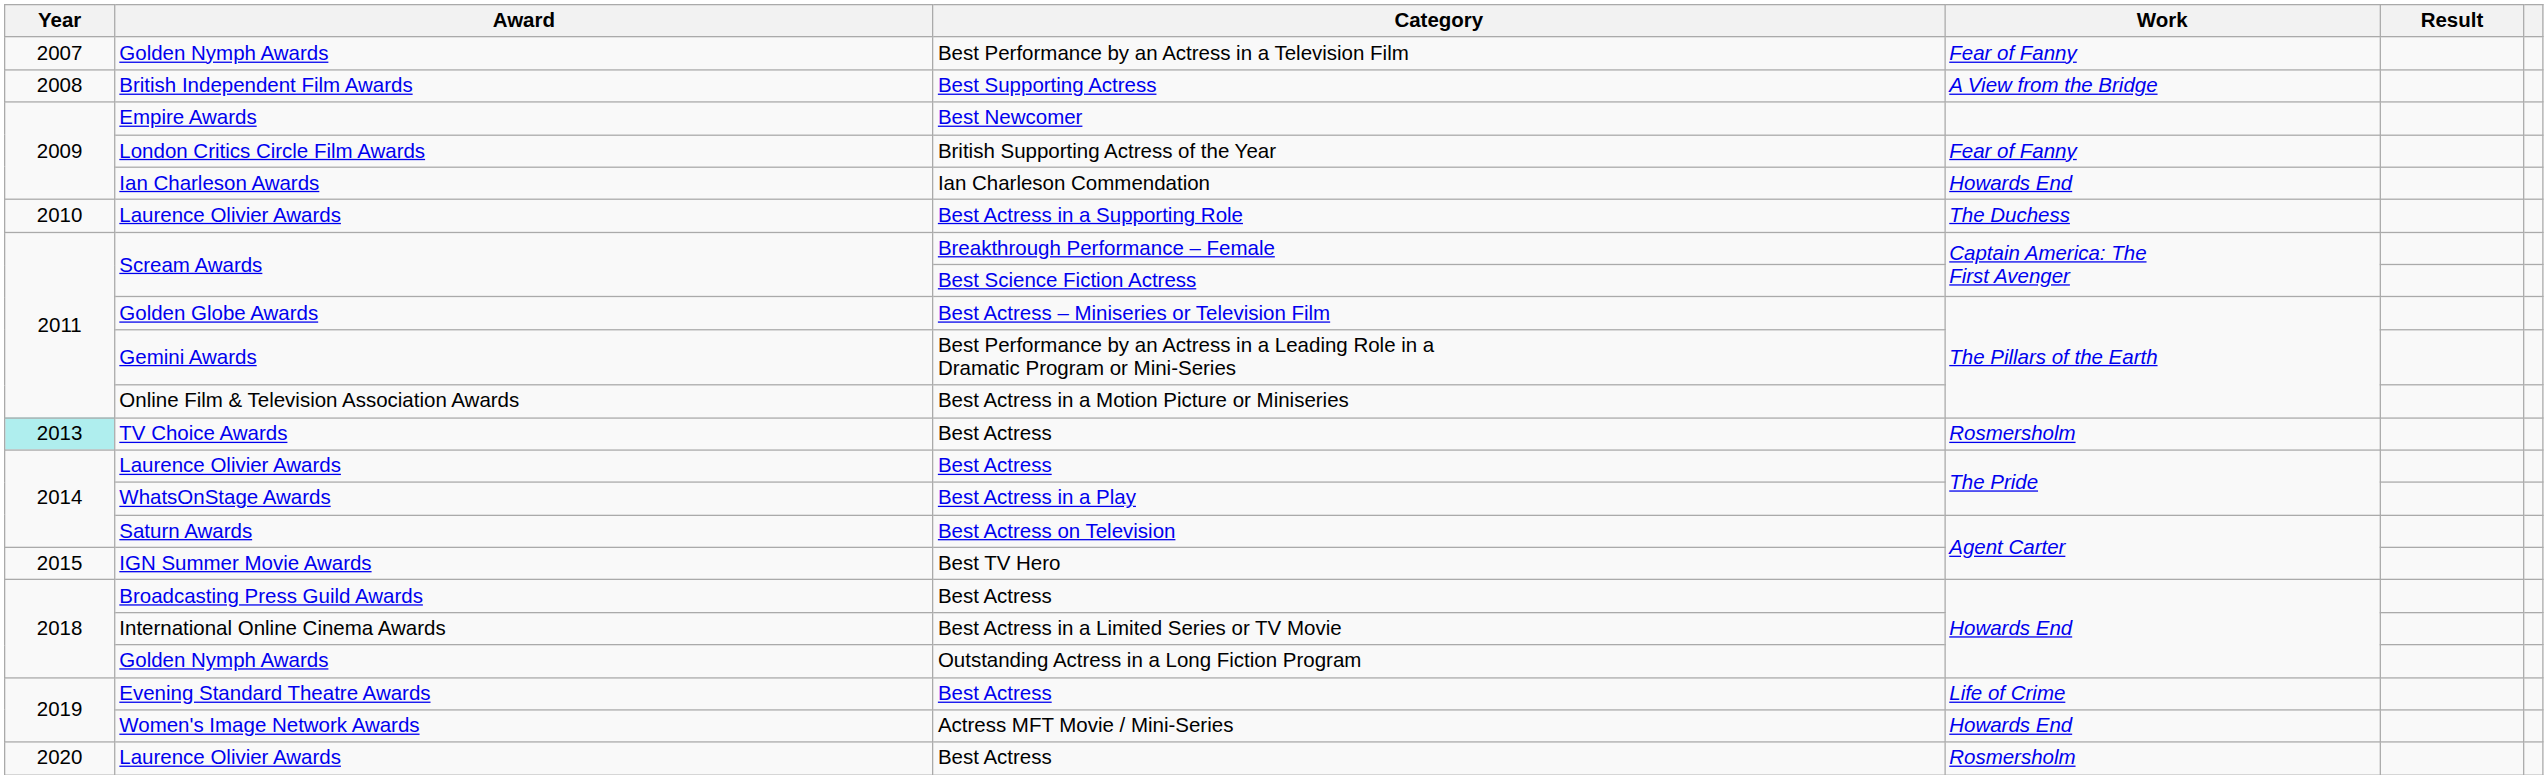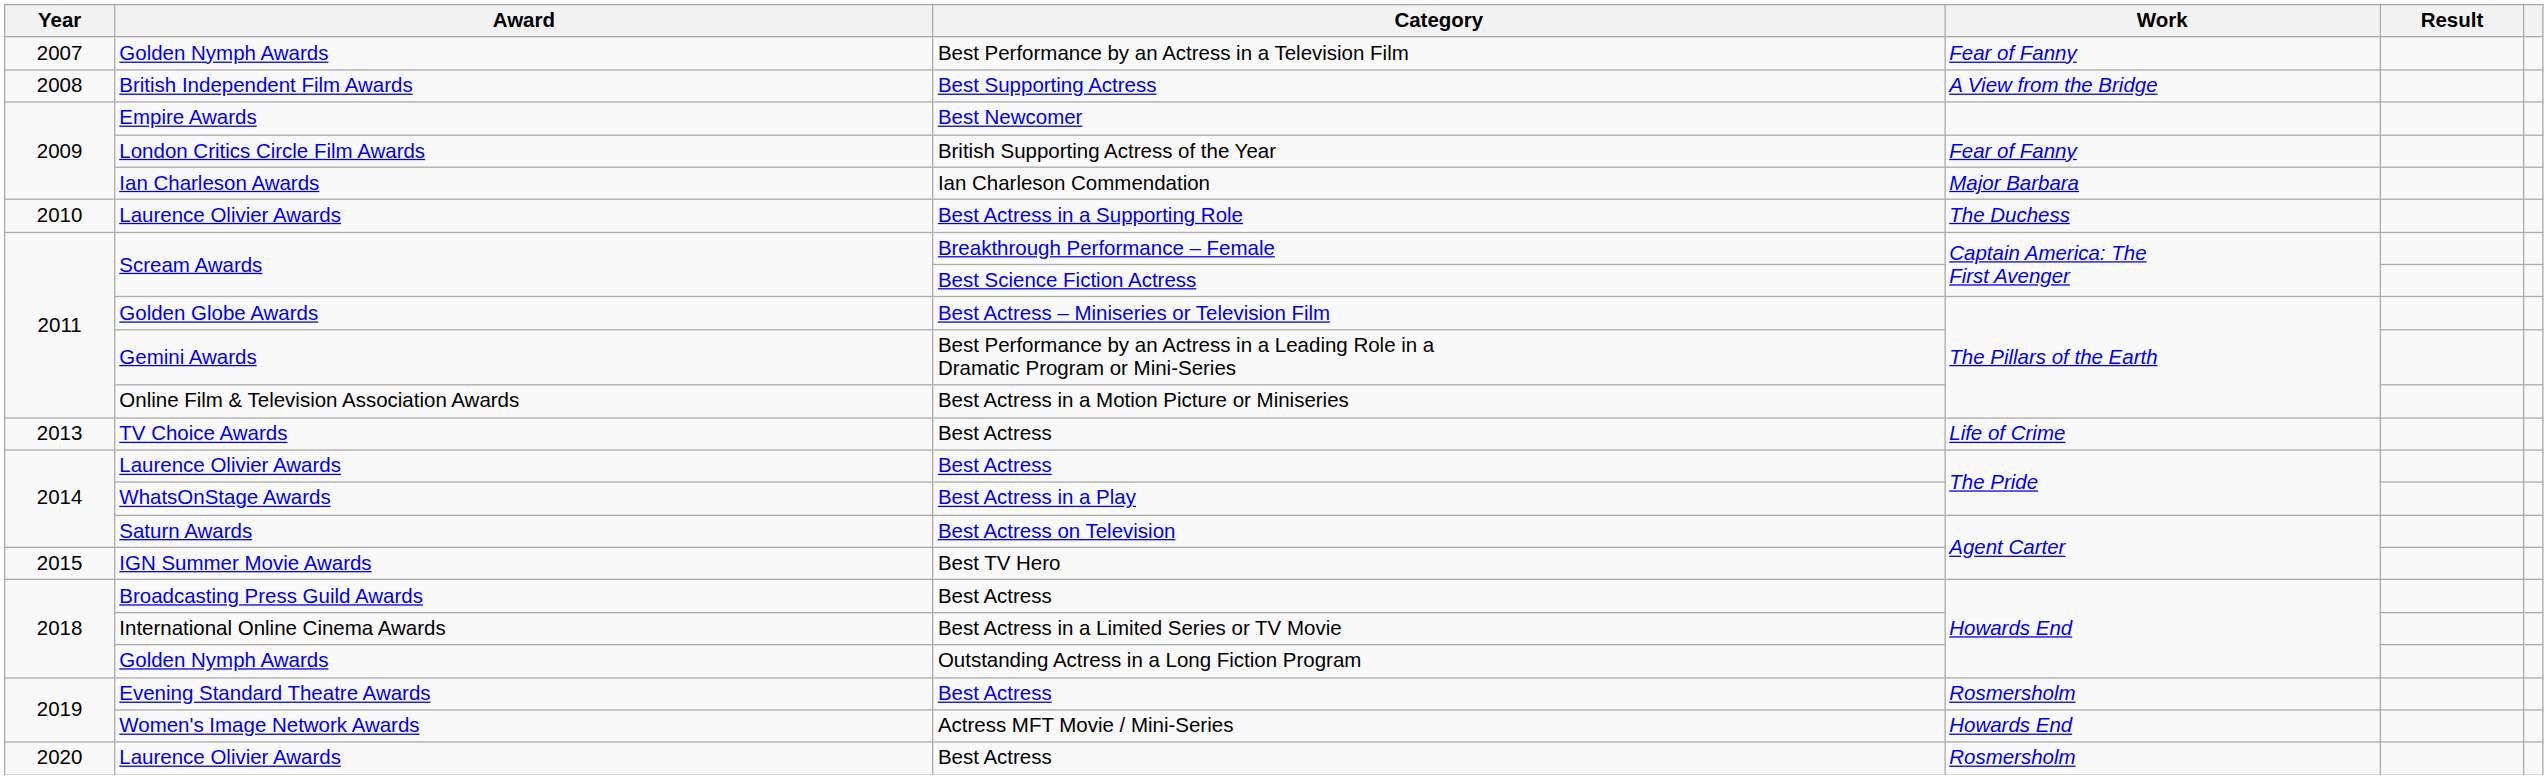(2011, 183) Howards End -> (2014, 183) Major Barbara
(60, 433) paleturquoise background -> (60, 433) no background
(2012, 433) Rosmersholm -> (2007, 433) Life of Crime
(2007, 693) Life of Crime -> (2012, 693) Rosmersholm
